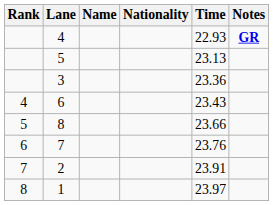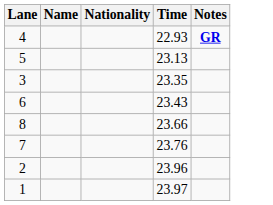- column: (24, 15)
(211, 80) 23.36 -> (172, 80) 23.35
(211, 168) 23.91 -> (172, 168) 23.96
